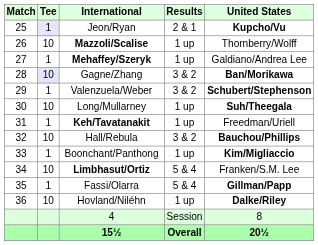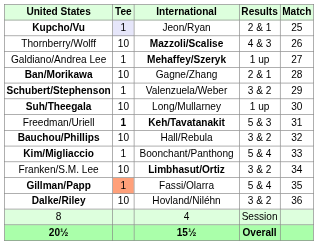columns swapped: (21, 12) <-> (259, 12)
(185, 43) 1 up -> (260, 43) 4 & 3
(48, 75) lavender background -> (123, 75) no background
(185, 75) 3 & 2 -> (260, 75) 2 & 1
(48, 122) normal -> (123, 122) bold
(185, 122) 1 up -> (260, 122) 5 & 3
(185, 154) 1 up -> (260, 154) 5 & 4
(185, 169) 5 & 4 -> (260, 169) 3 & 2
(48, 185) no background -> (123, 185) lightsalmon background
(185, 201) 1 up -> (260, 201) 3 & 2
